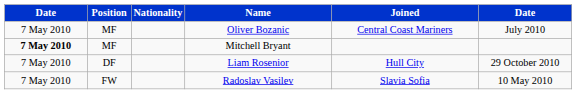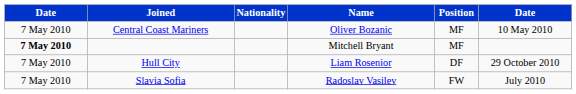columns swapped: (109, 13) <-> (405, 13)
(525, 30) July 2010 -> (525, 30) 10 May 2010
(525, 80) 10 May 2010 -> (525, 80) July 2010
